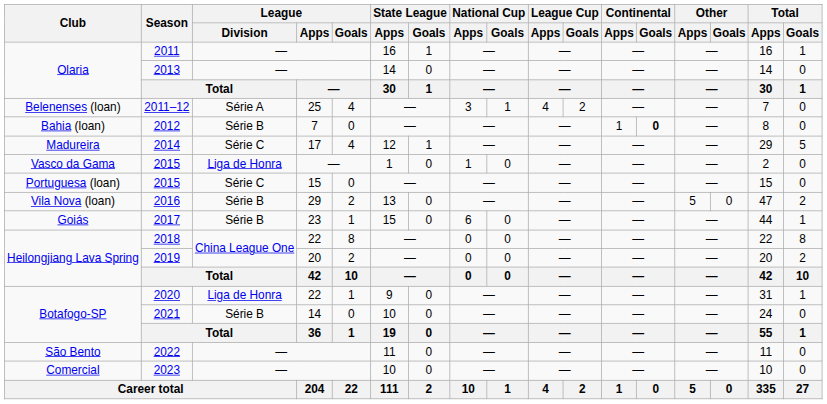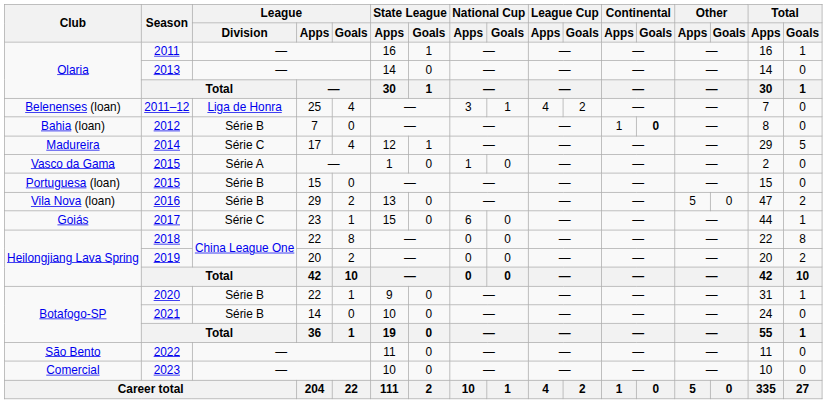(245, 107) Série A -> (245, 107) Liga de Honra
(245, 164) Liga de Honra -> (245, 164) Série A
(245, 182) Série C -> (245, 182) Série B
(245, 220) Série B -> (245, 220) Série C
(245, 295) Liga de Honra -> (245, 295) Série B
